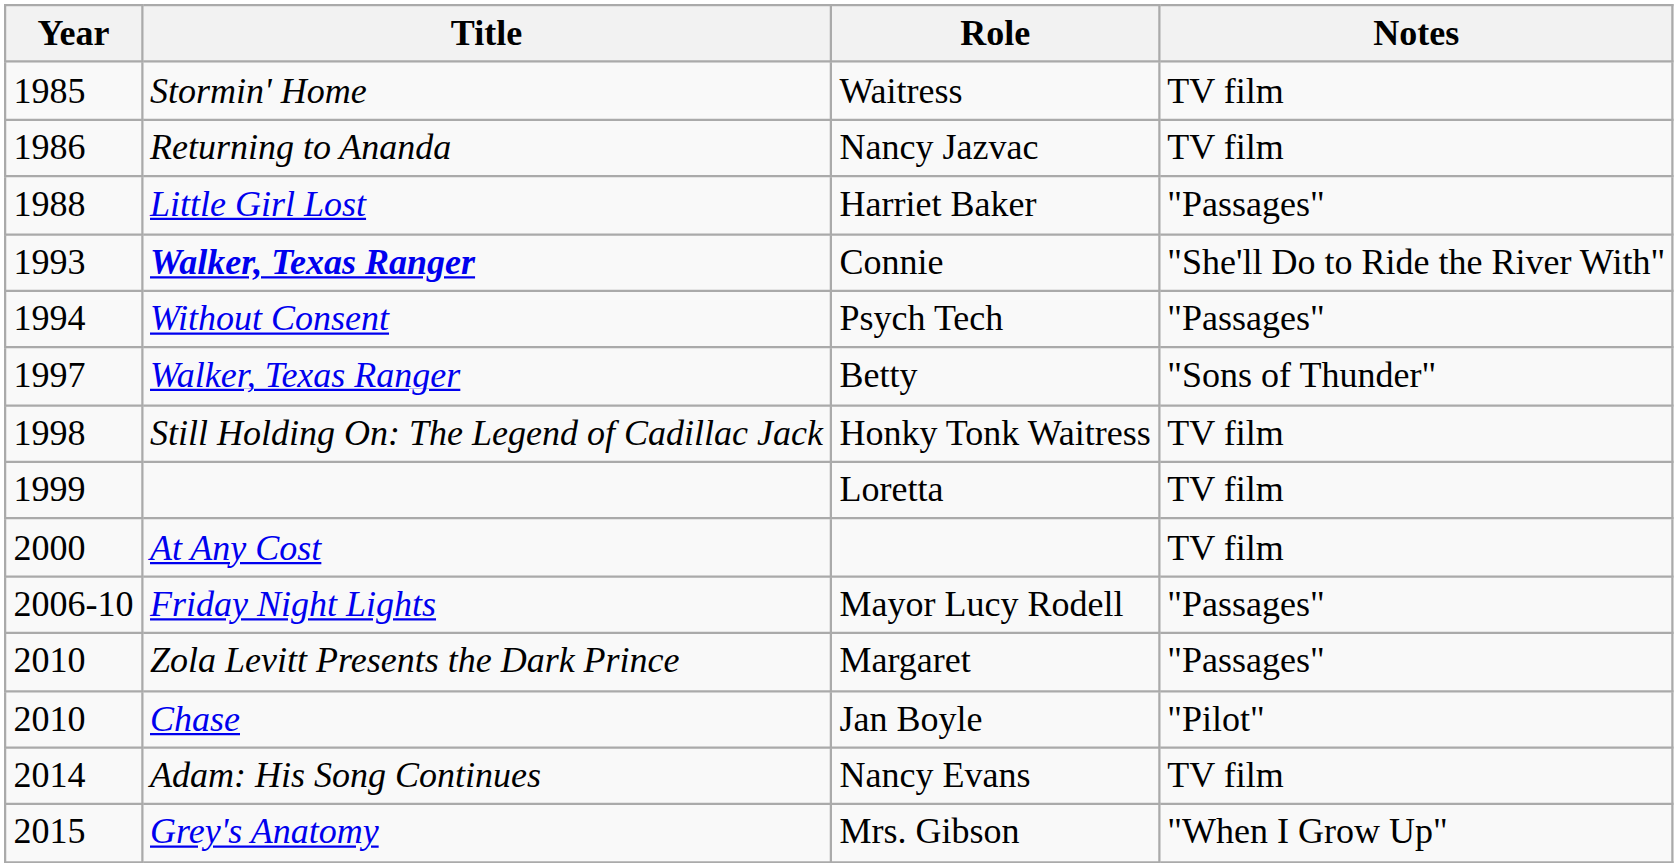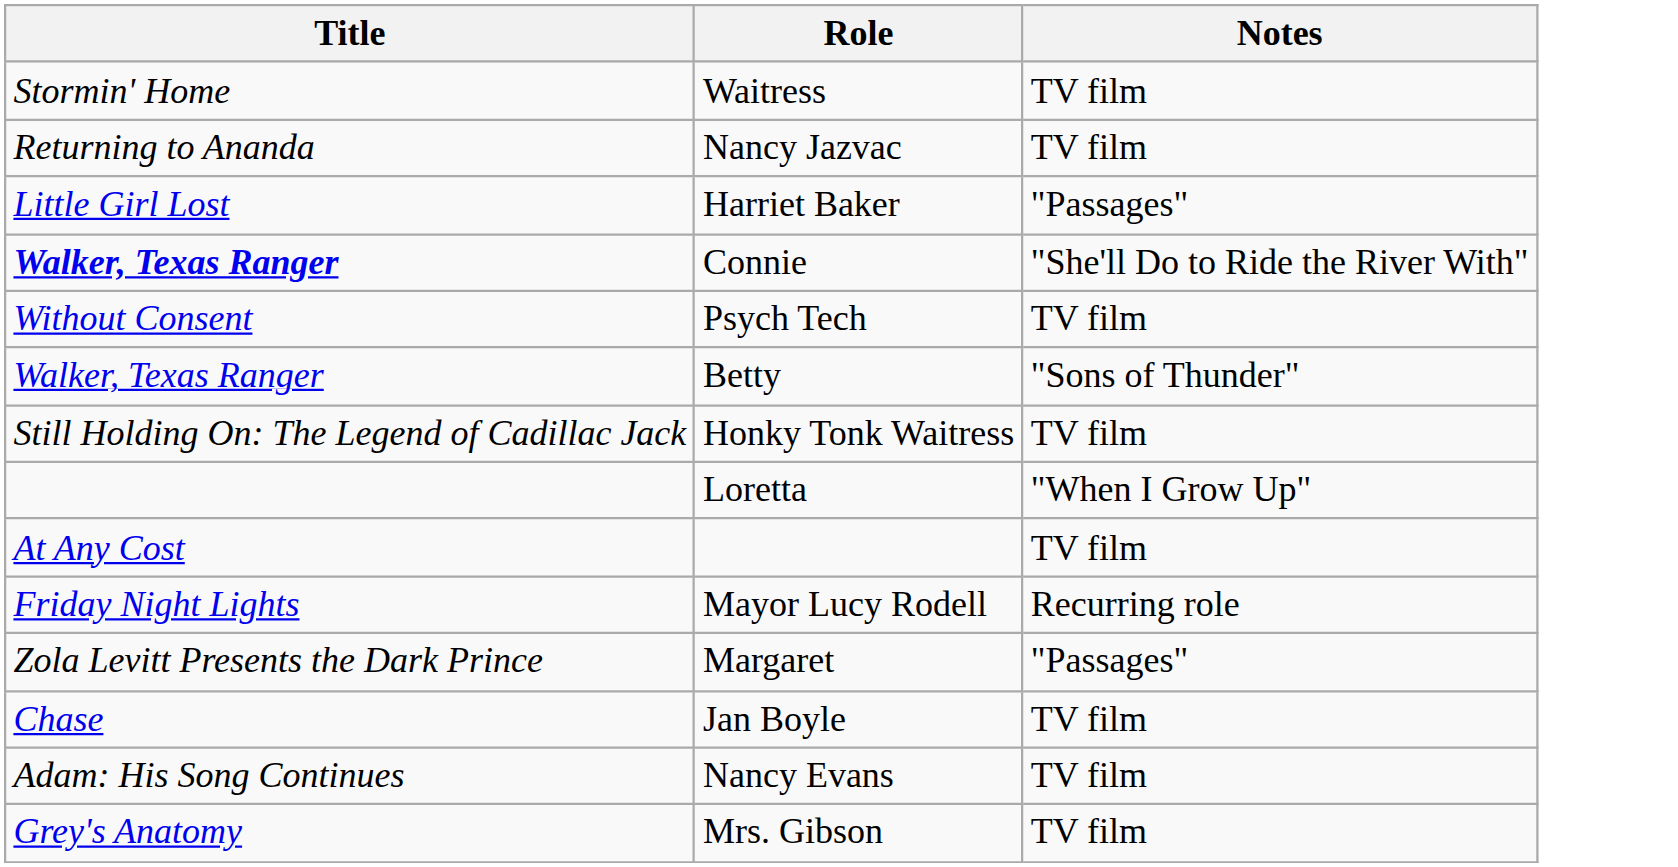- column: (73, 33)
(1246, 318) "Passages" -> (1089, 318) TV film
(1226, 489) TV film -> (1171, 489) "When I Grow Up"
(1246, 603) "Passages" -> (1135, 603) Recurring role
(1216, 718) "Pilot" -> (1089, 718) TV film
(1308, 832) "When I Grow Up" -> (1089, 832) TV film
